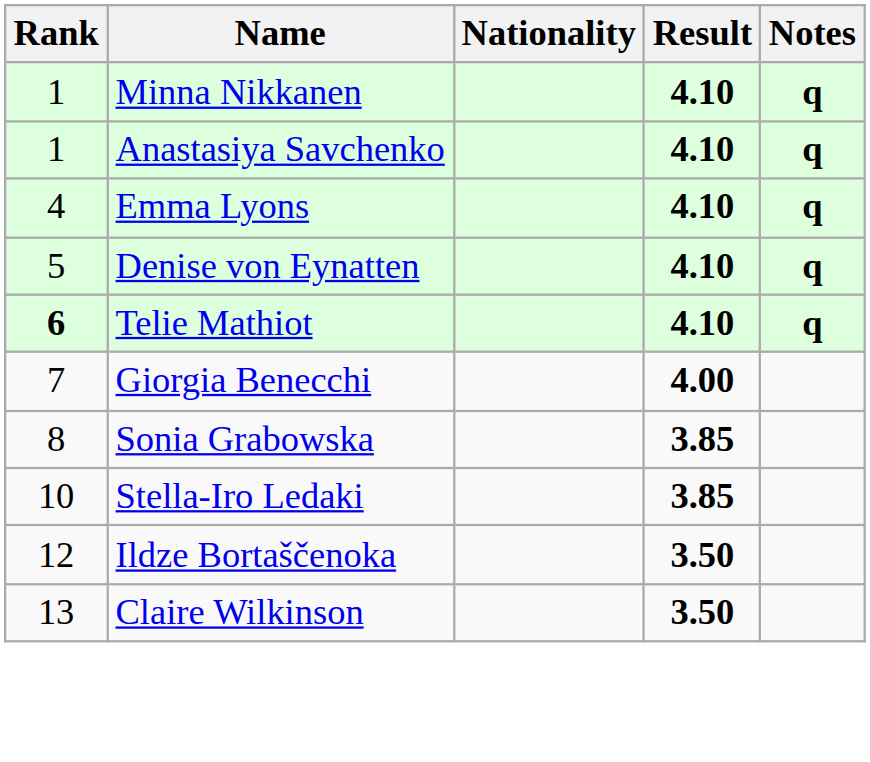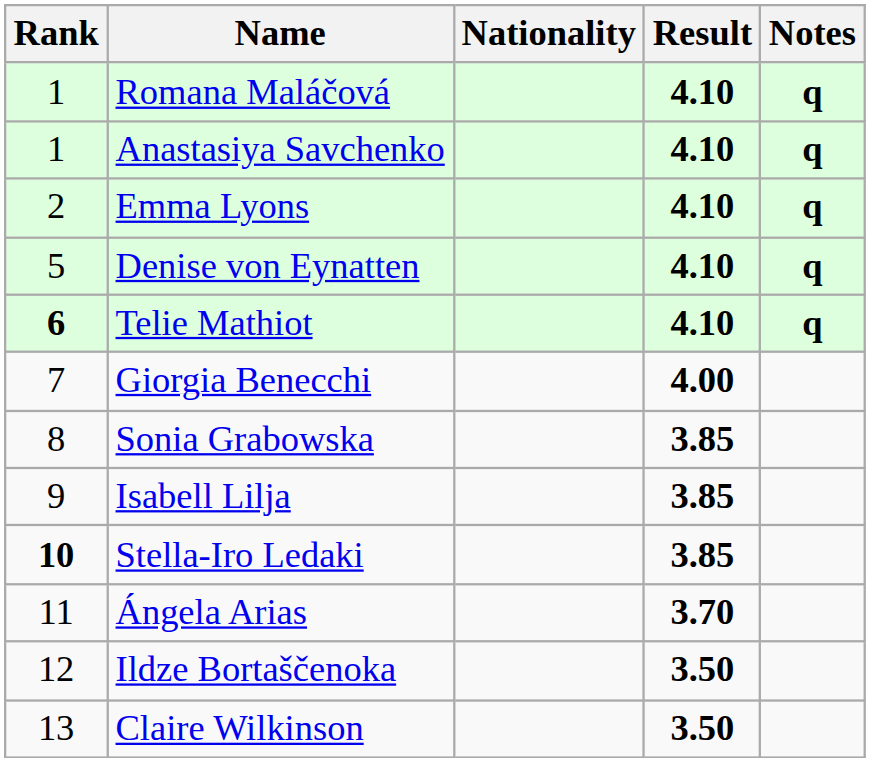+ row: (253, 91)
- row: (239, 91)
(56, 206) 4 -> (56, 206) 2
+ row: (203, 496)
(56, 496) normal -> (56, 554) bold
+ row: (211, 611)
